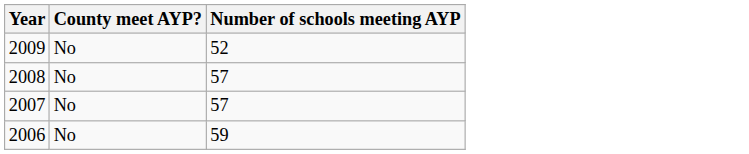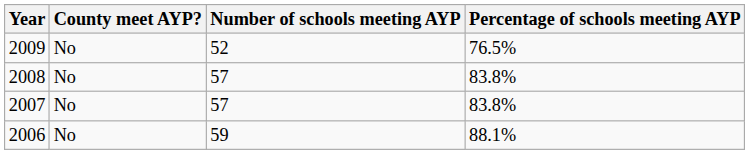+ column: (605, 18)
